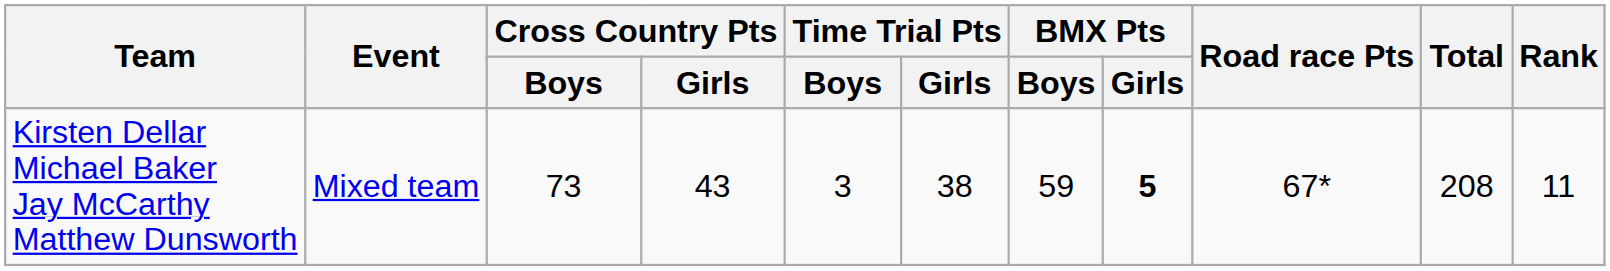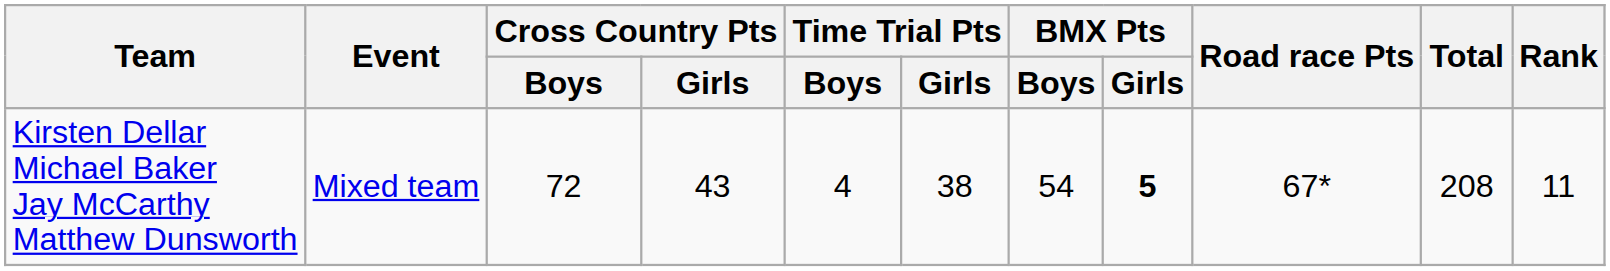(564, 187) 73 -> (564, 187) 72
(843, 187) 3 -> (843, 187) 4
(1056, 187) 59 -> (1056, 187) 54
